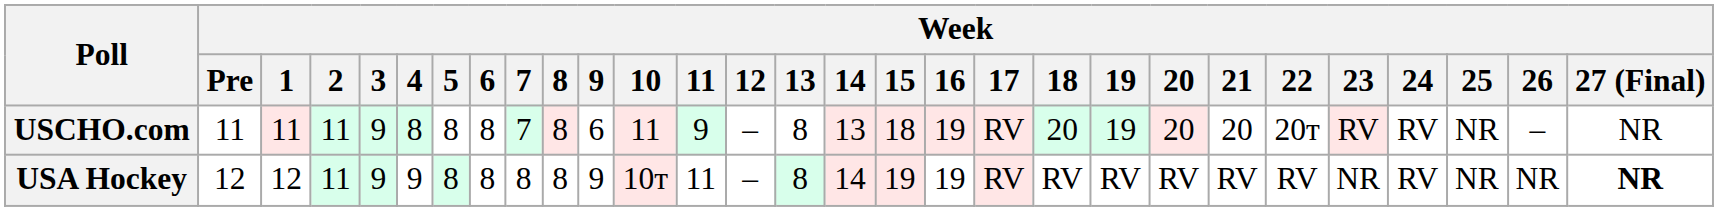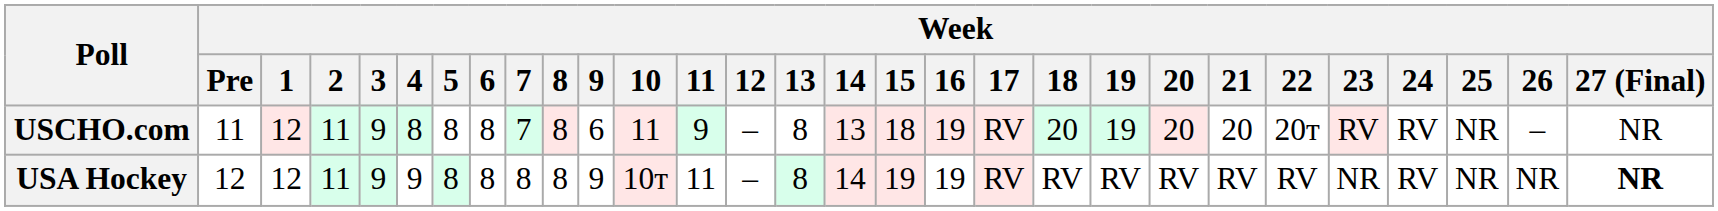(286, 129) 11 -> (286, 129) 12
